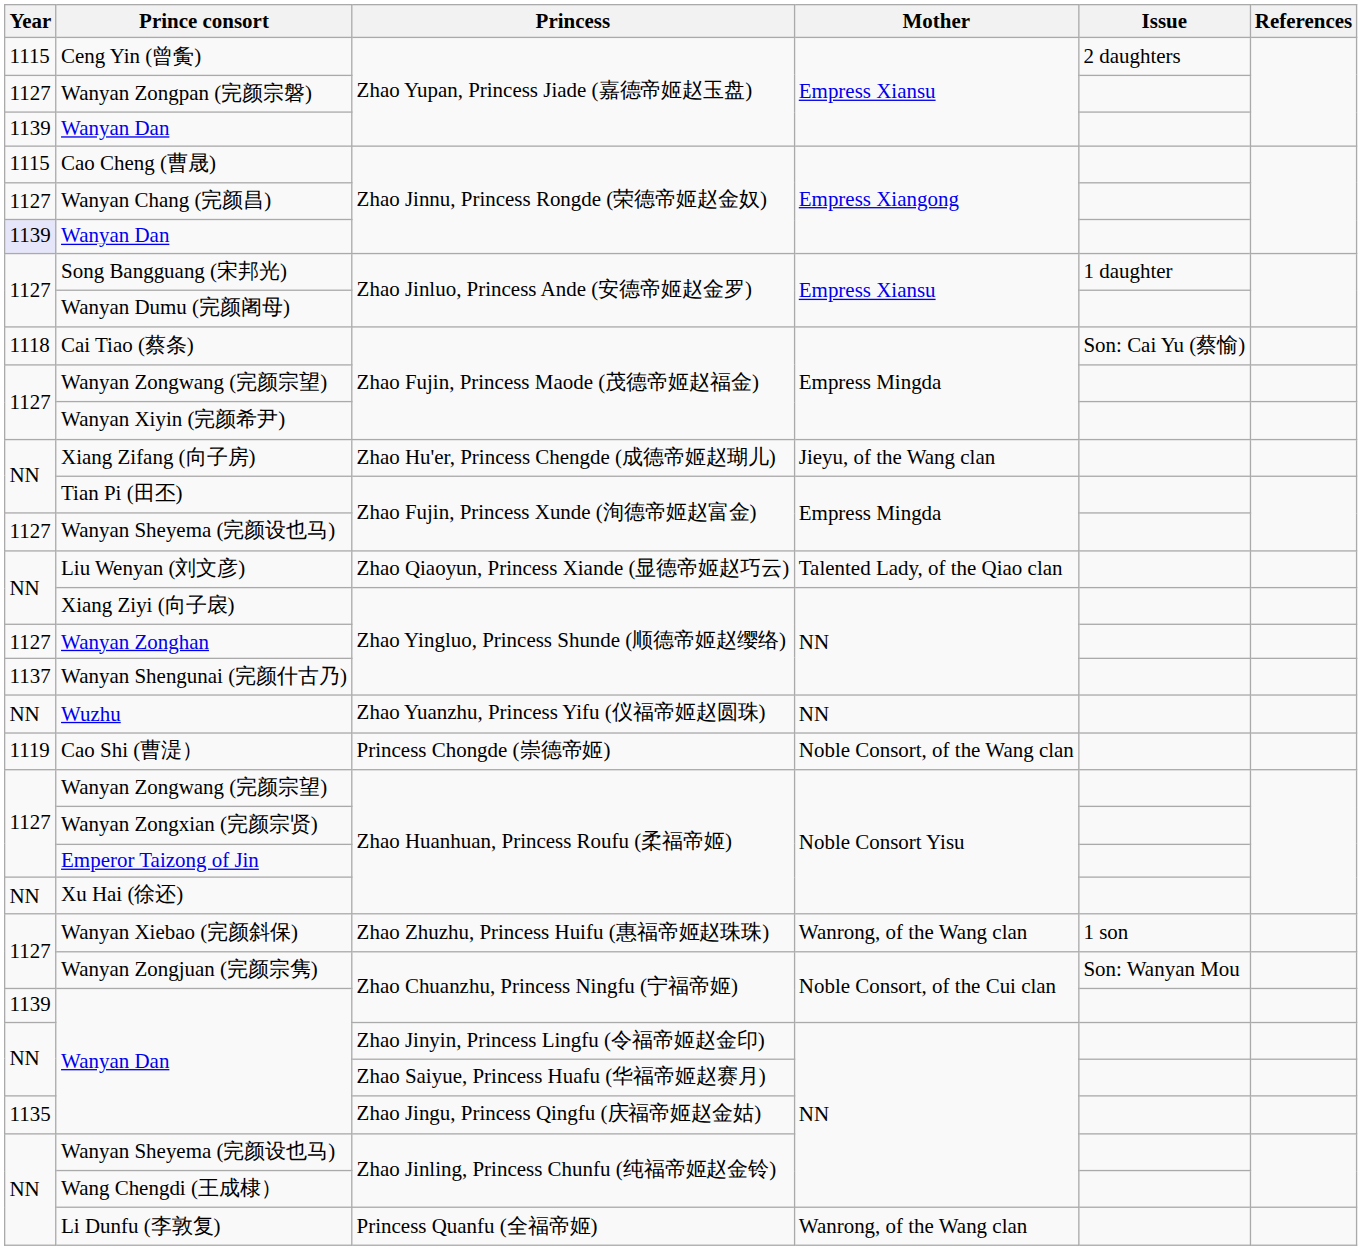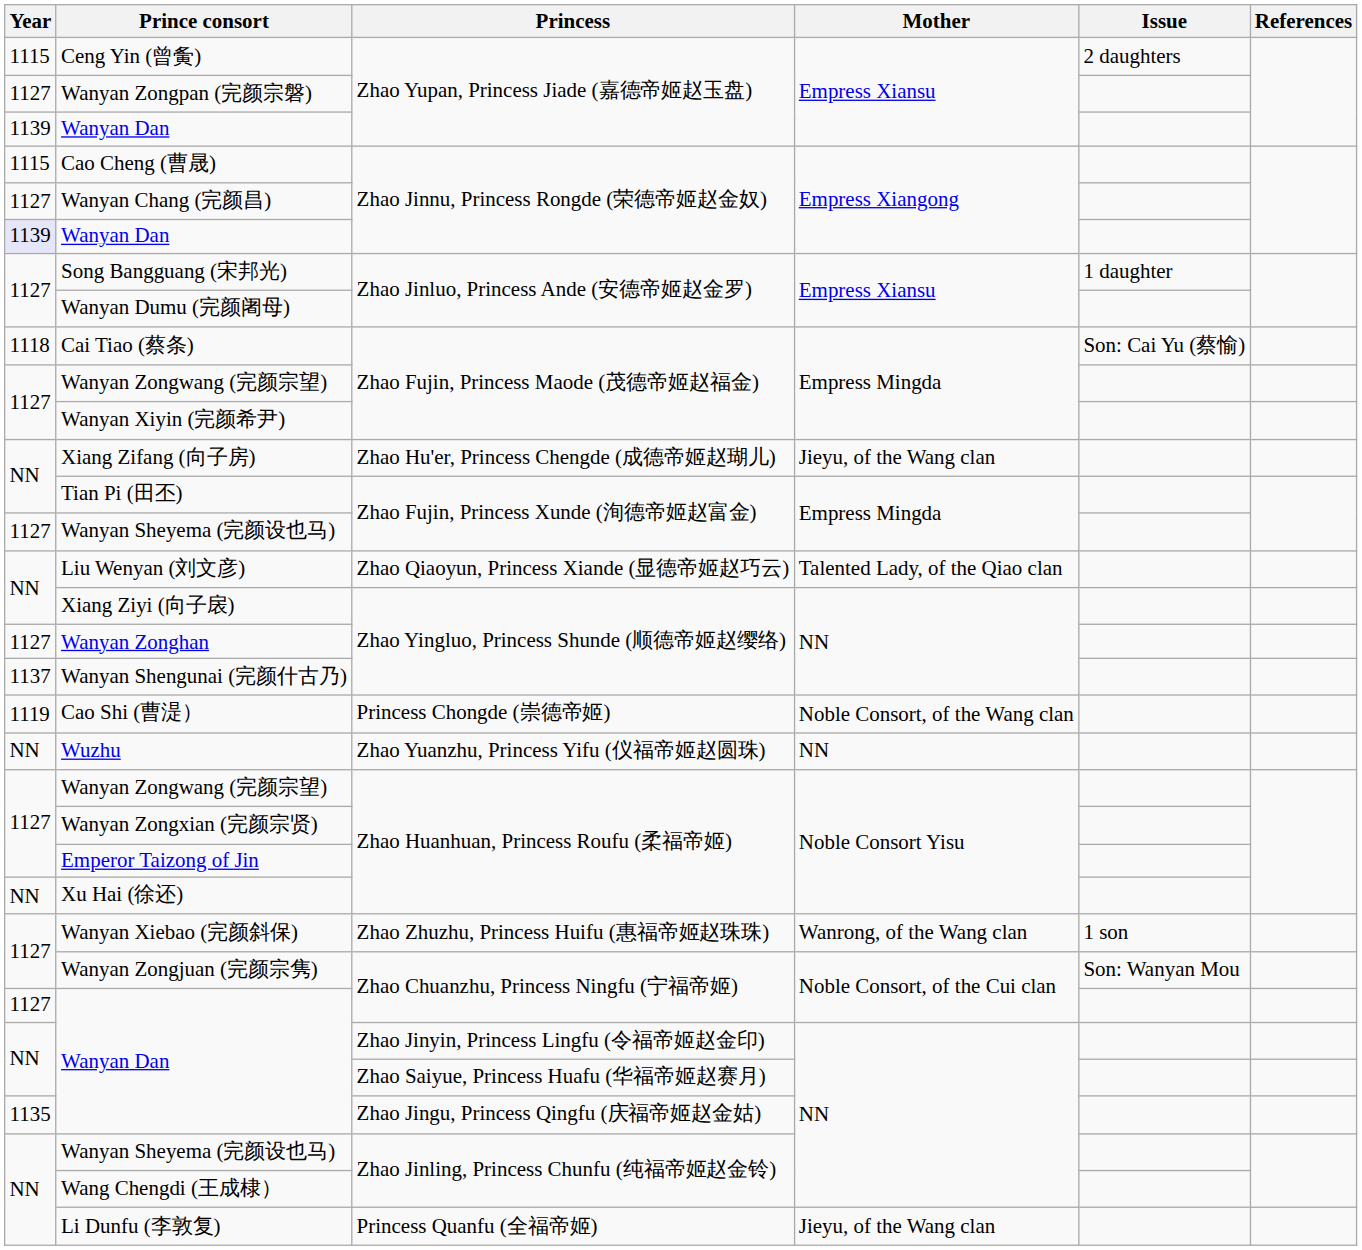rows swapped: (132, 750) <-> (91, 713)
(30, 1005) 1139 -> (30, 1005) 1127
(913, 1226) Wanrong, of the Wang clan -> (897, 1226) Jieyu, of the Wang clan
